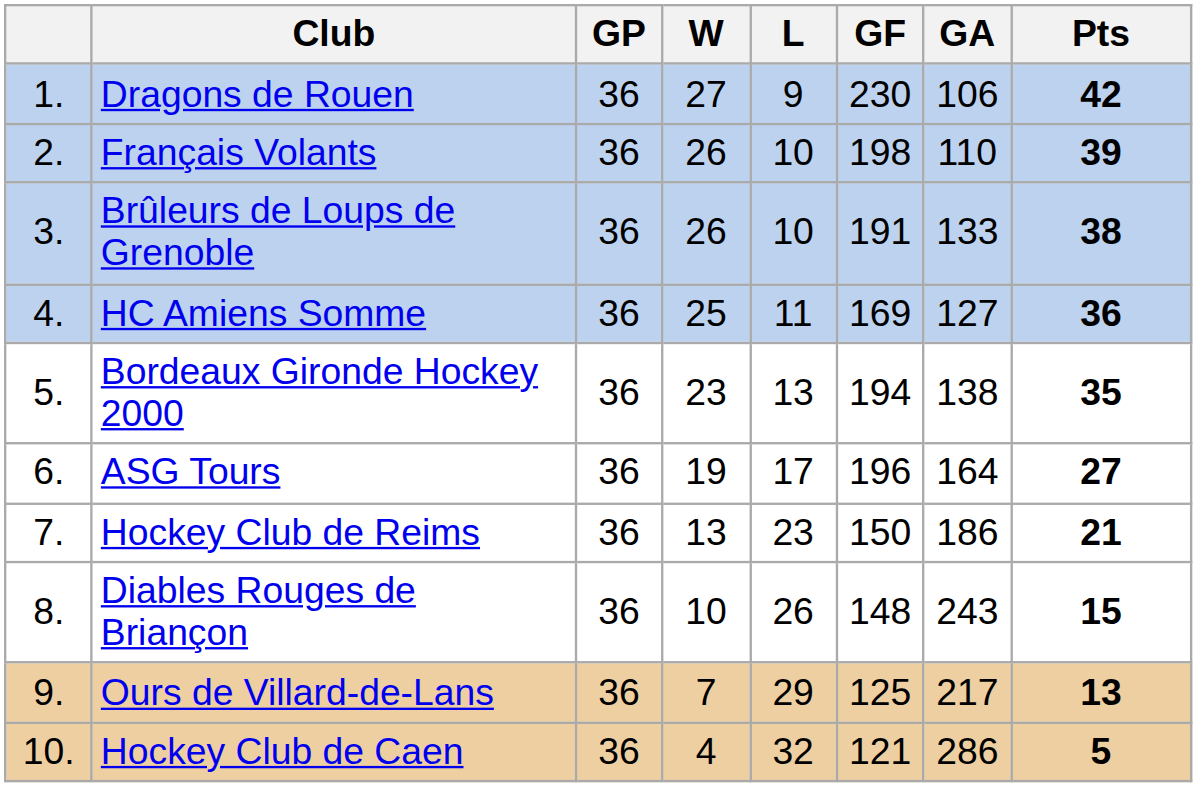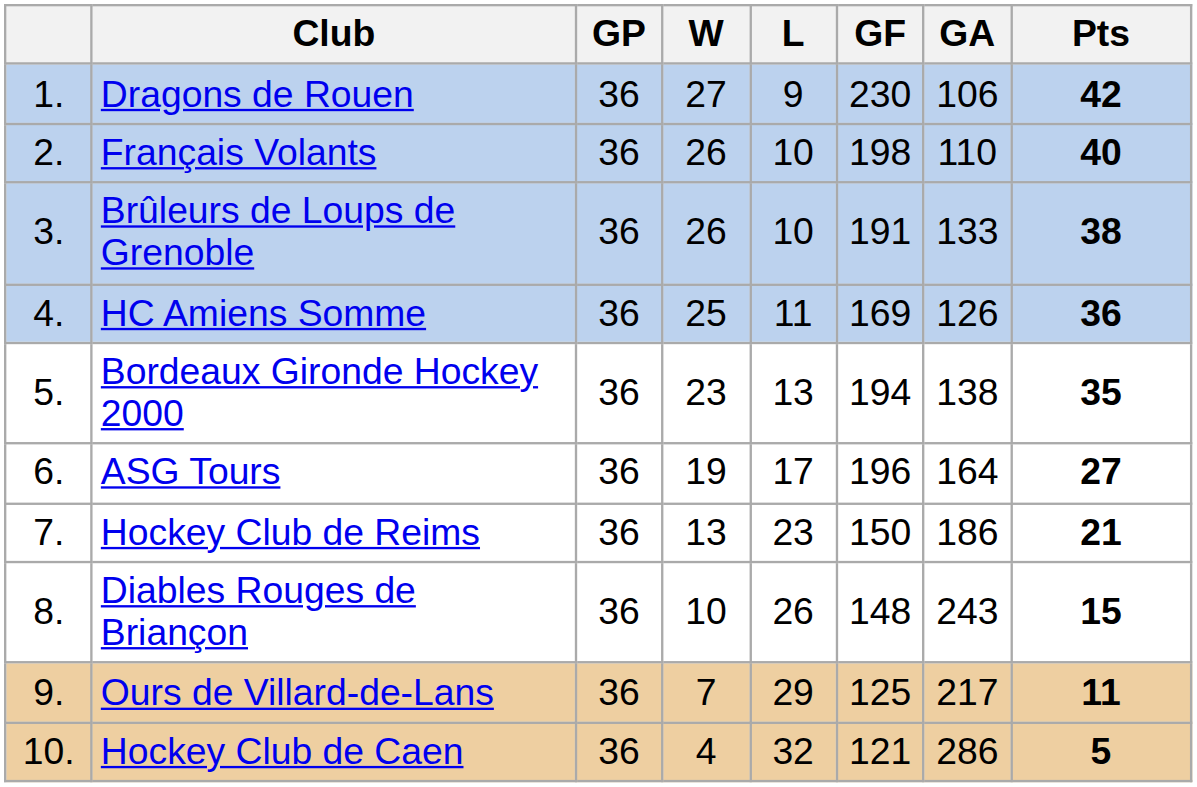(1101, 152) 39 -> (1101, 152) 40
(967, 312) 127 -> (967, 312) 126
(1101, 691) 13 -> (1101, 691) 11
